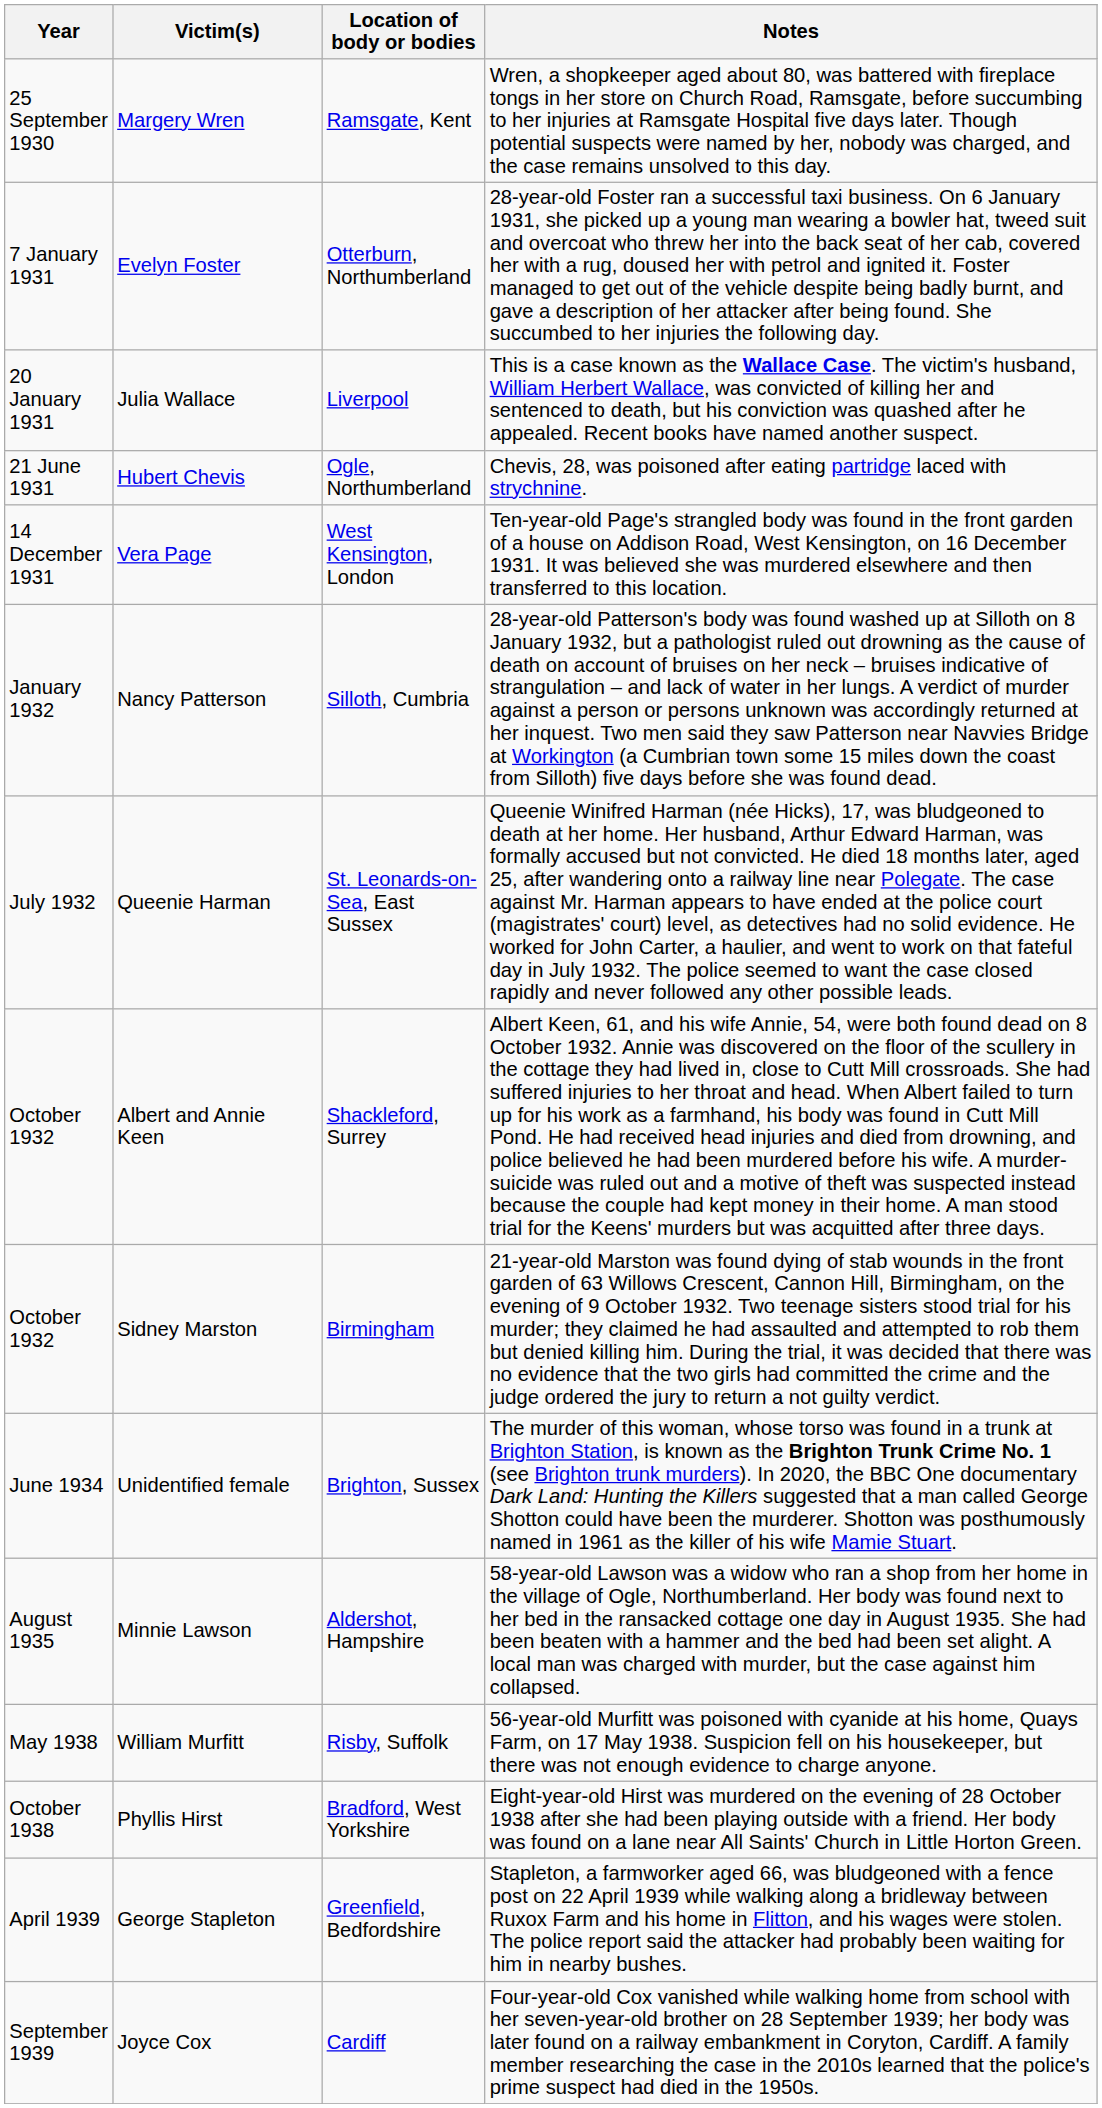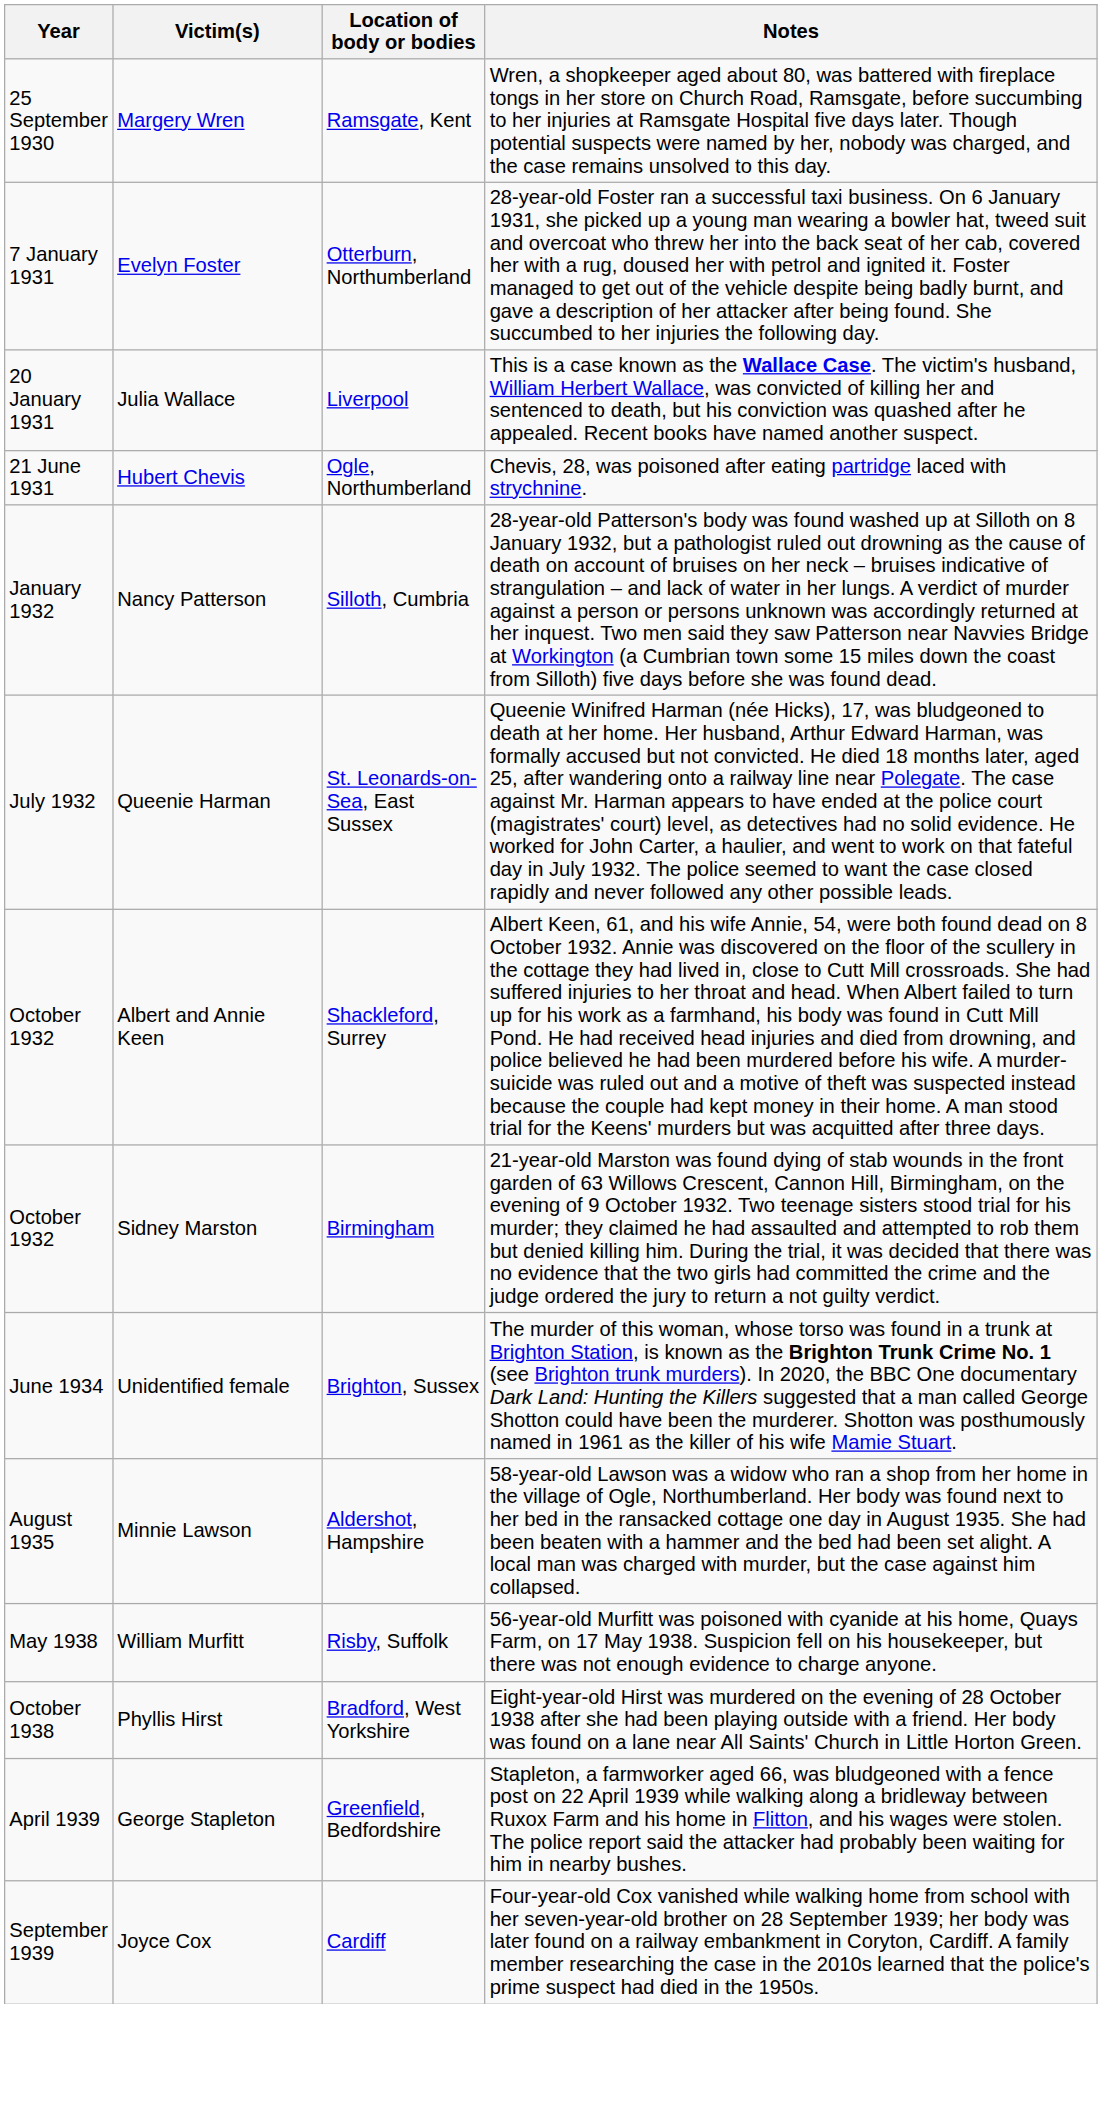- row: (164, 554)
